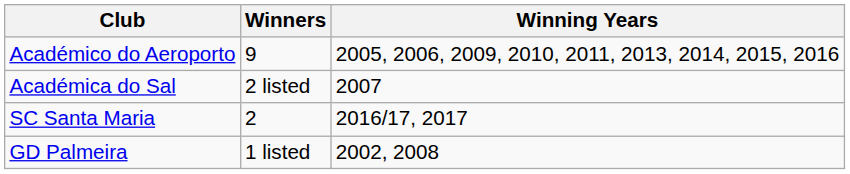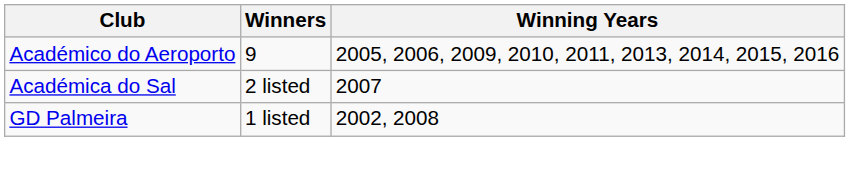- row: (82, 119)
